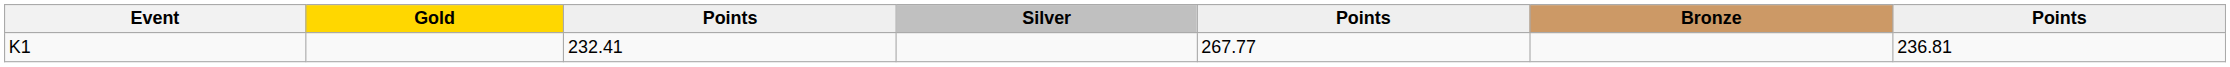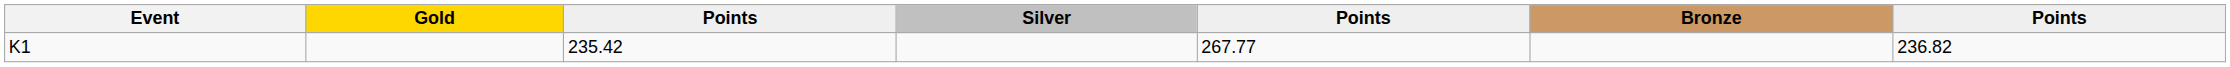(595, 47) 232.41 -> (595, 47) 235.42
(1925, 47) 236.81 -> (1925, 47) 236.82
